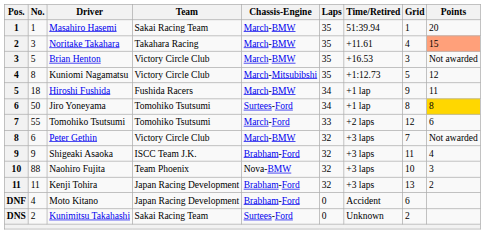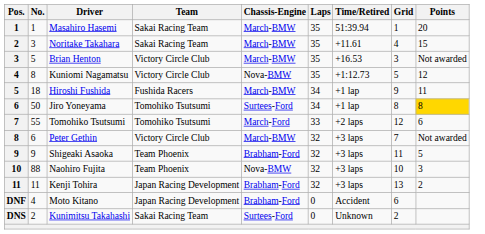(167, 43) Takahara Racing -> (171, 43) Sakai Racing Team
(434, 43) lightsalmon background -> (423, 43) no background
(280, 74) March-Mitsubibshi -> (267, 74) Nova-BMW
(166, 153) ISCC Team J.K. -> (162, 153) Team Phoenix
(431, 153) 4 -> (420, 153) 5
